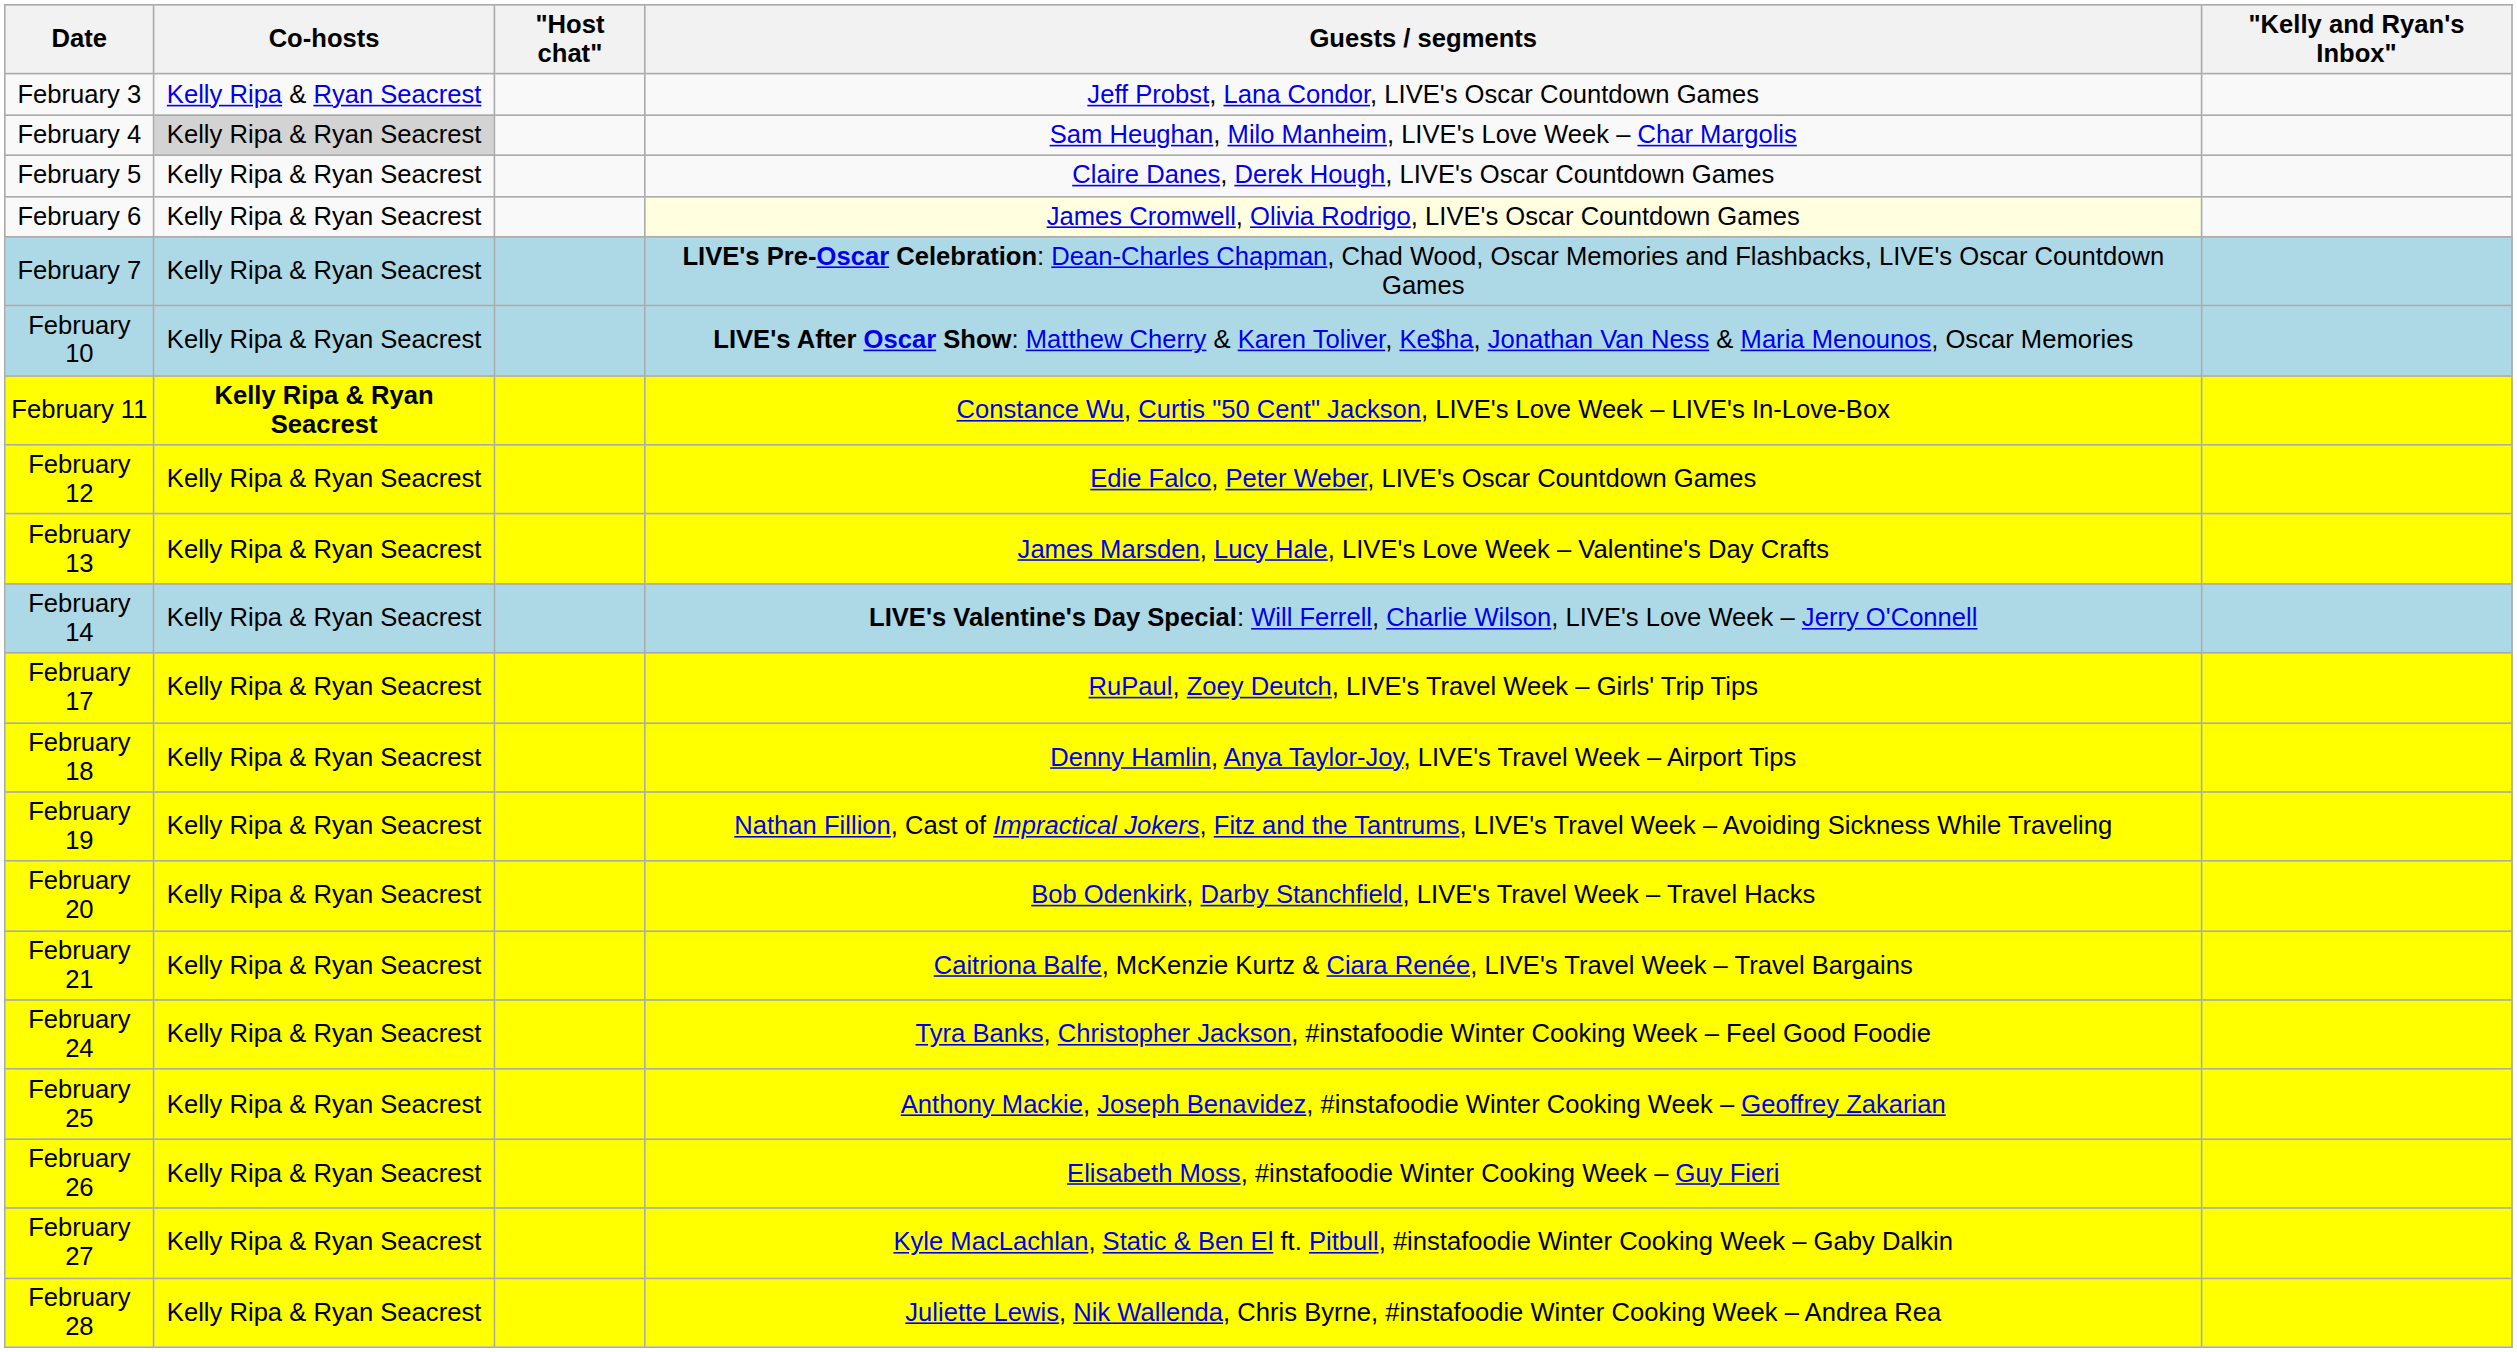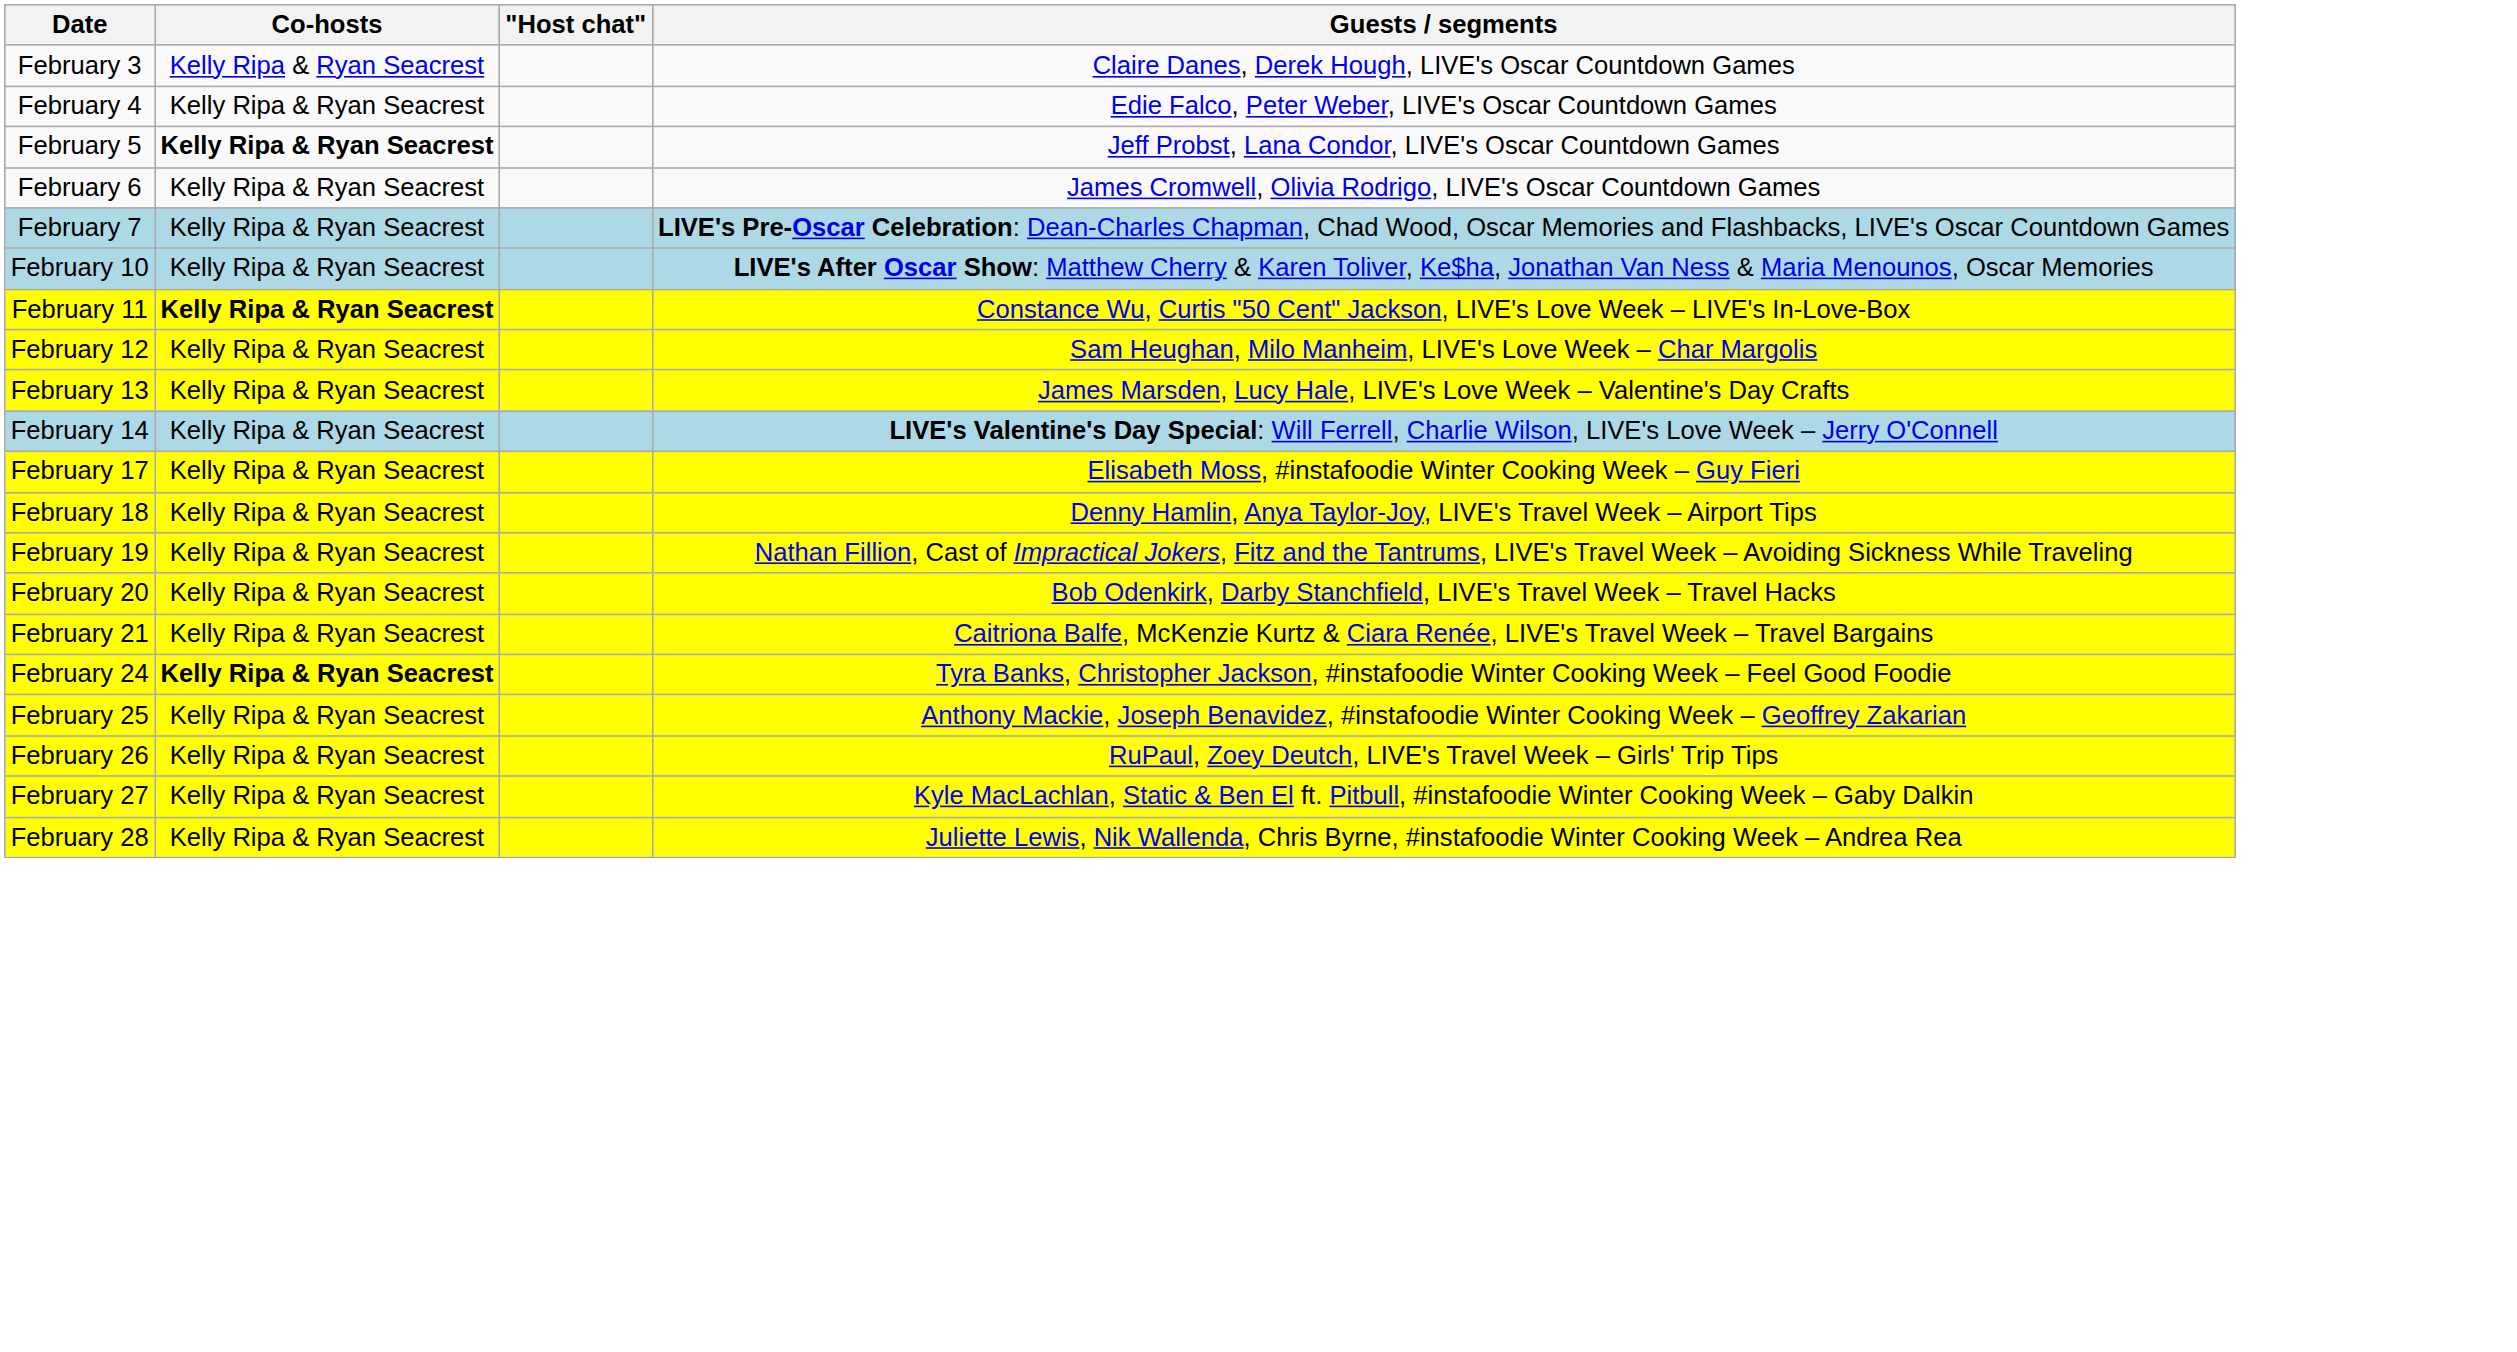- column: (2356, 39)
(1423, 94) Jeff Probst, Lana Condor, LIVE's Oscar Countdown Games -> (1444, 65) Claire Danes, Derek Hough, LIVE's Oscar Countdown Games
(324, 134) lightgrey background -> (327, 106) no background
(1423, 134) Sam Heughan, Milo Manheim, LIVE's Love Week – Char Margolis -> (1444, 106) Edie Falco, Peter Weber, LIVE's Oscar Countdown Games
(324, 175) normal -> (327, 146) bold
(1423, 175) Claire Danes, Derek Hough, LIVE's Oscar Countdown Games -> (1444, 146) Jeff Probst, Lana Condor, LIVE's Oscar Countdown Games
(1423, 216) lightyellow background -> (1444, 187) no background
(1423, 479) Edie Falco, Peter Weber, LIVE's Oscar Countdown Games -> (1444, 349) Sam Heughan, Milo Manheim, LIVE's Love Week – Char Margolis
(1423, 687) RuPaul, Zoey Deutch, LIVE's Travel Week – Girls' Trip Tips -> (1444, 471) Elisabeth Moss, #instafoodie Winter Cooking Week – Guy Fieri
(324, 1034) normal -> (327, 674) bold
(1423, 1173) Elisabeth Moss, #instafoodie Winter Cooking Week – Guy Fieri -> (1444, 755) RuPaul, Zoey Deutch, LIVE's Travel Week – Girls' Trip Tips
